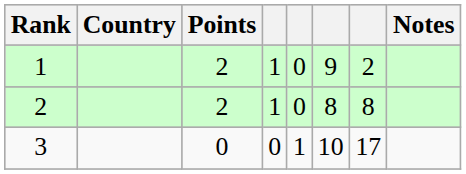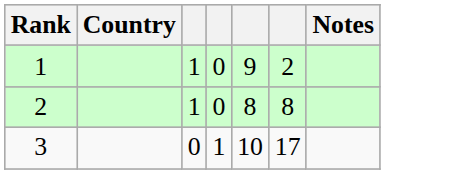- column: (222, 24)
